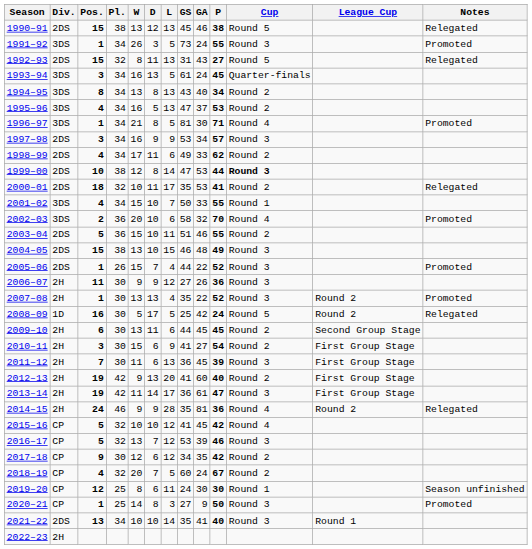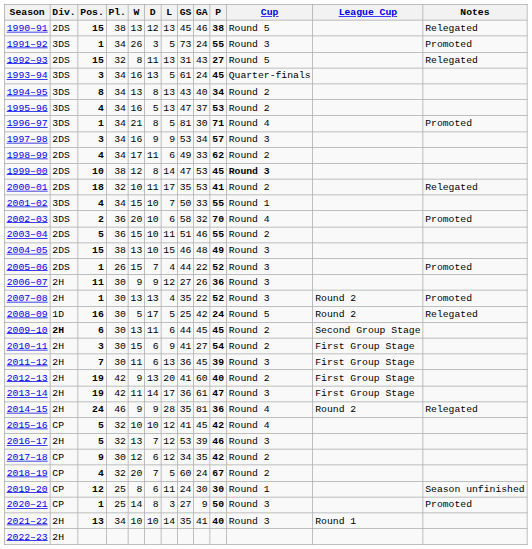(218, 171) 44 -> (218, 171) 45
(58, 330) normal -> (58, 330) bold
(58, 441) CP -> (58, 441) 2H
(61, 521) 2DS -> (58, 521) 2H
